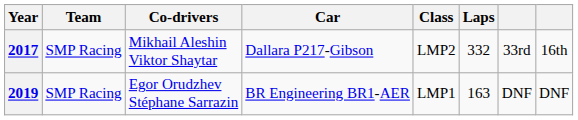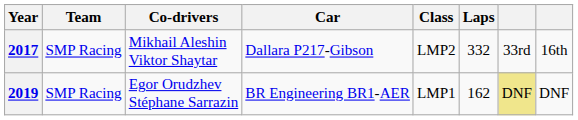(479, 94) 163 -> (479, 94) 162
(517, 94) no background -> (517, 94) khaki background
